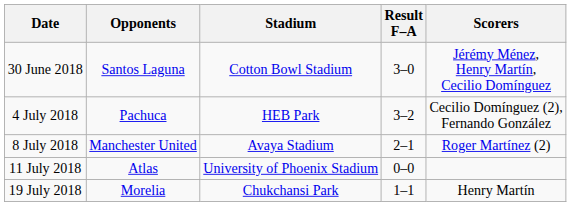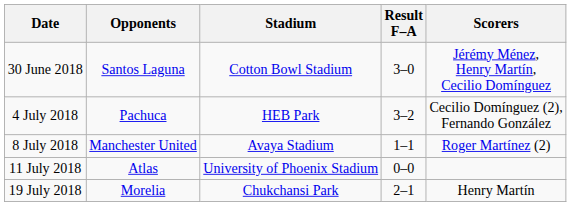(404, 146) 2–1 -> (404, 146) 1–1
(404, 190) 1–1 -> (404, 190) 2–1
